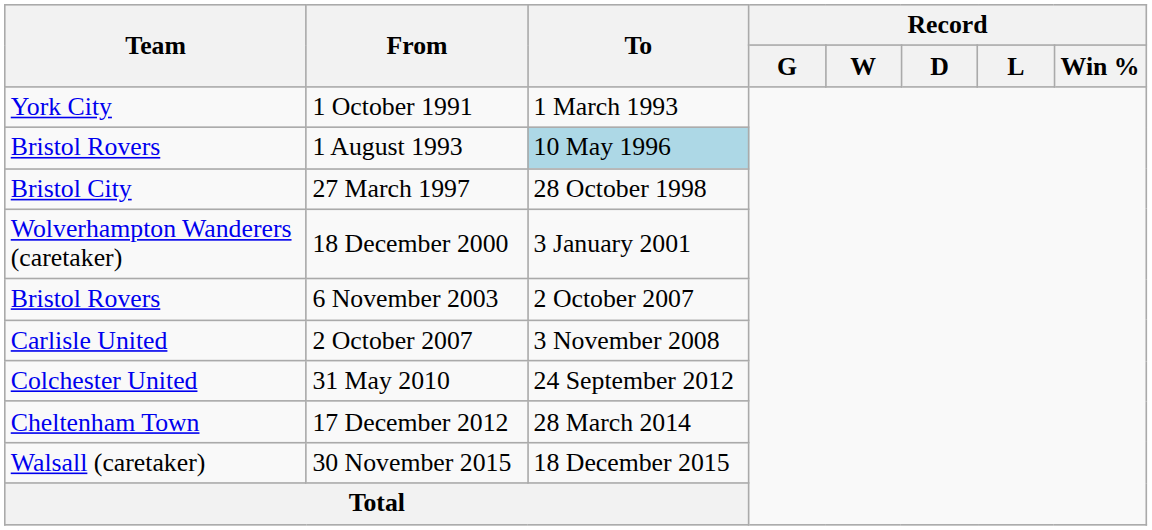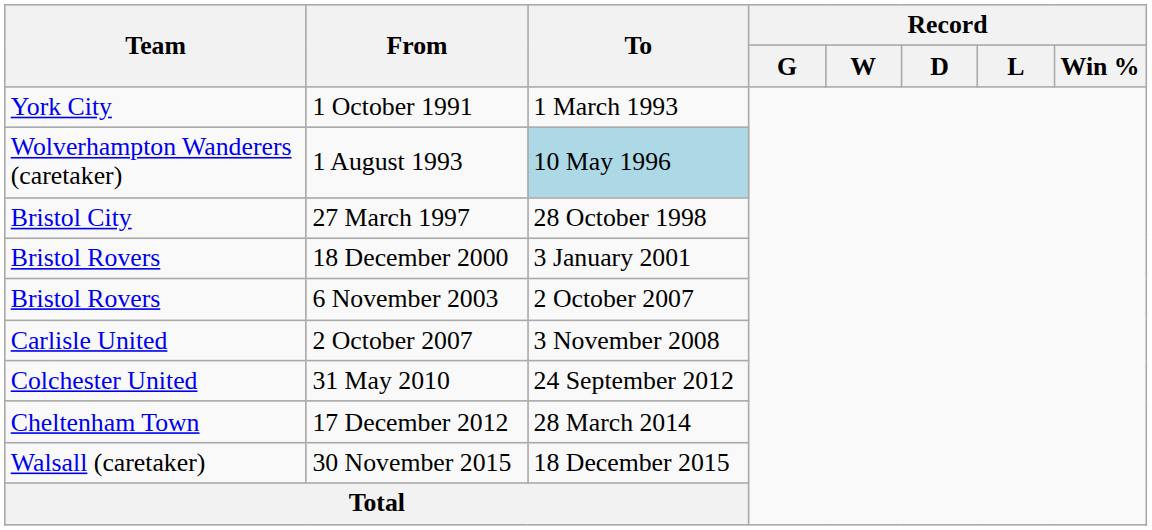(86, 147) Bristol Rovers -> (151, 161) Wolverhampton Wanderers (caretaker)
(151, 243) Wolverhampton Wanderers (caretaker) -> (86, 258) Bristol Rovers
